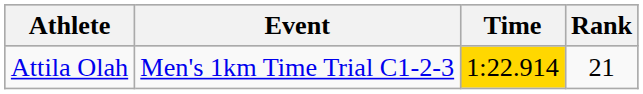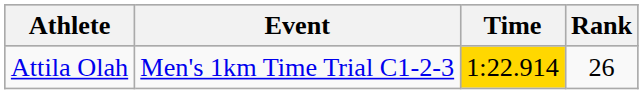(602, 66) 21 -> (602, 66) 26
